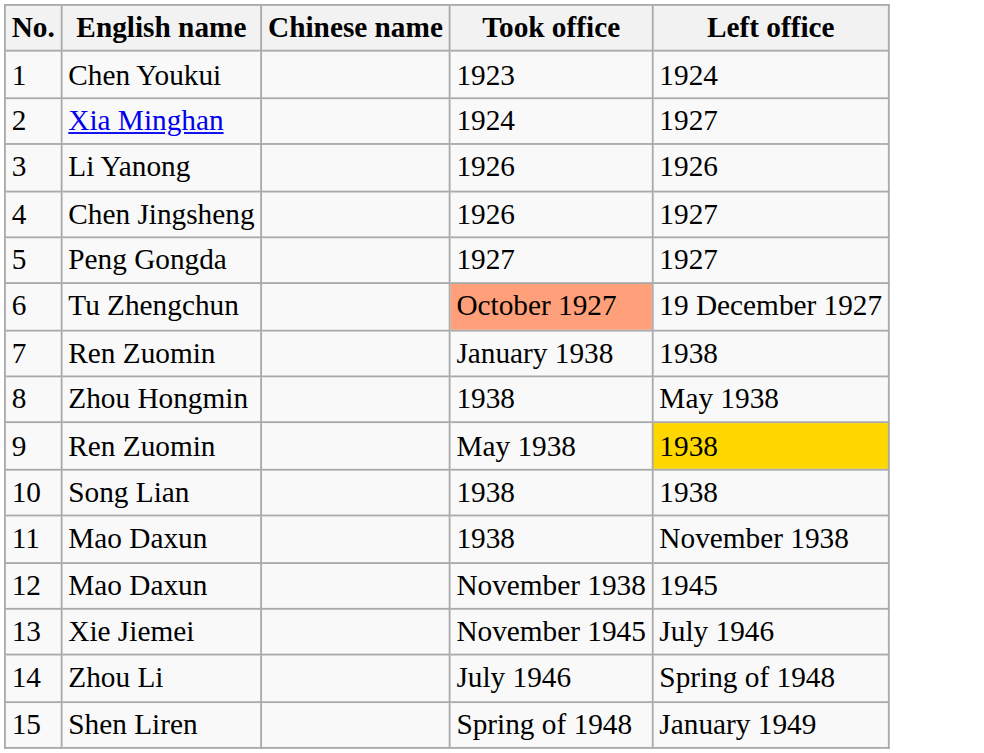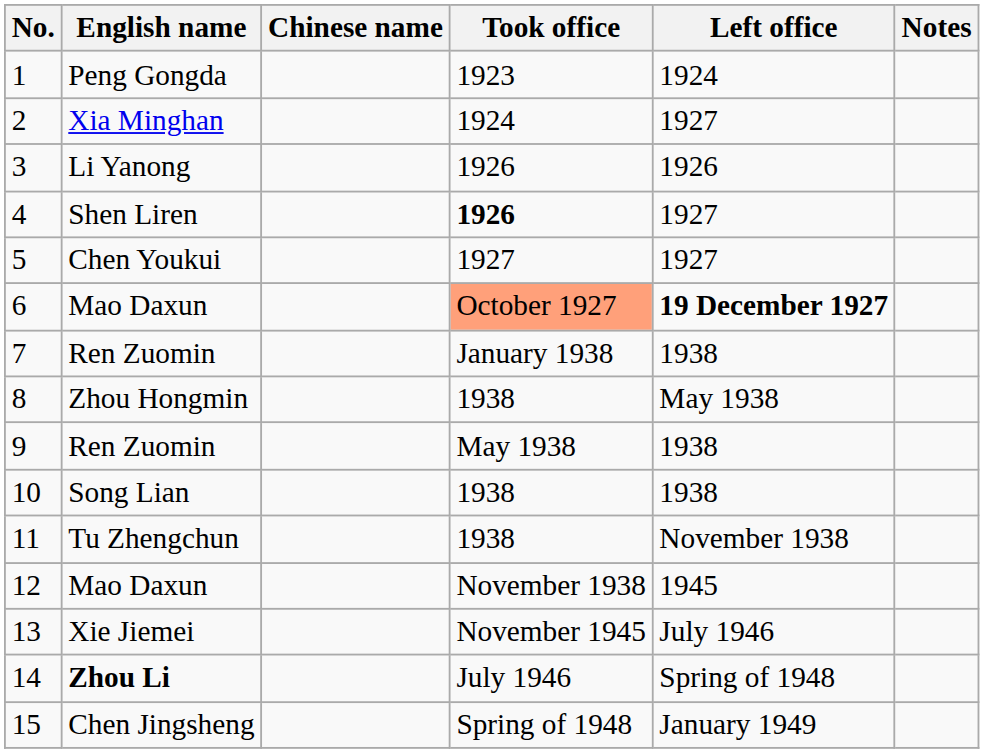+ column: (937, 27)
(145, 74) Chen Youkui -> (148, 74) Peng Gongda
(161, 213) Chen Jingsheng -> (133, 213) Shen Liren
(486, 213) normal -> (486, 213) bold
(148, 259) Peng Gongda -> (145, 259) Chen Youkui
(154, 306) Tu Zhengchun -> (138, 306) Mao Daxun
(771, 306) normal -> (774, 306) bold
(689, 445) gold background -> (689, 445) no background
(138, 538) Mao Daxun -> (154, 538) Tu Zhengchun
(116, 677) normal -> (119, 677) bold
(133, 724) Shen Liren -> (161, 724) Chen Jingsheng
